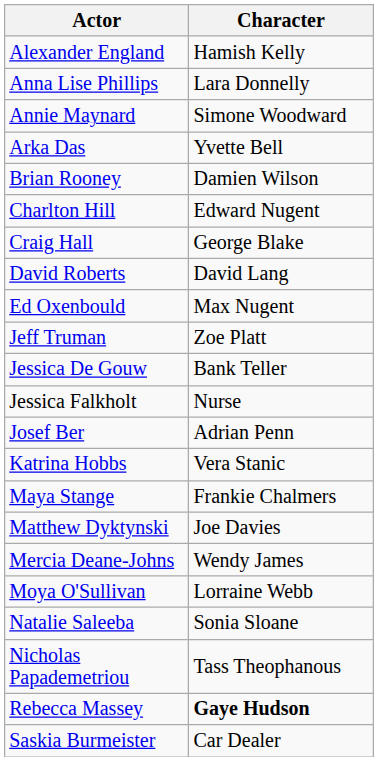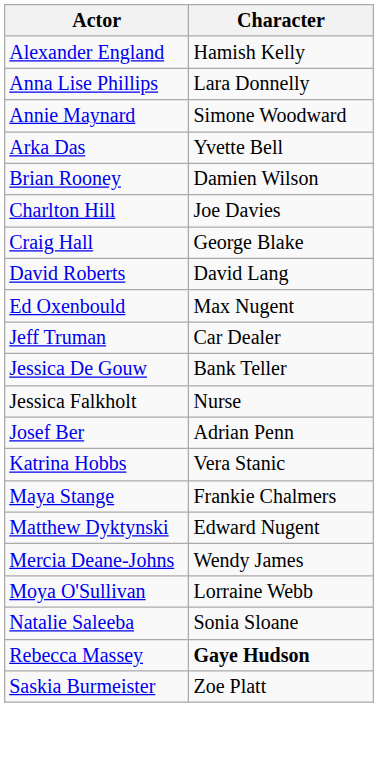(256, 210) Edward Nugent -> (237, 210) Joe Davies
(230, 337) Zoe Platt -> (237, 337) Car Dealer
(237, 527) Joe Davies -> (256, 527) Edward Nugent
- row: (69, 665)
(237, 740) Car Dealer -> (230, 686) Zoe Platt
